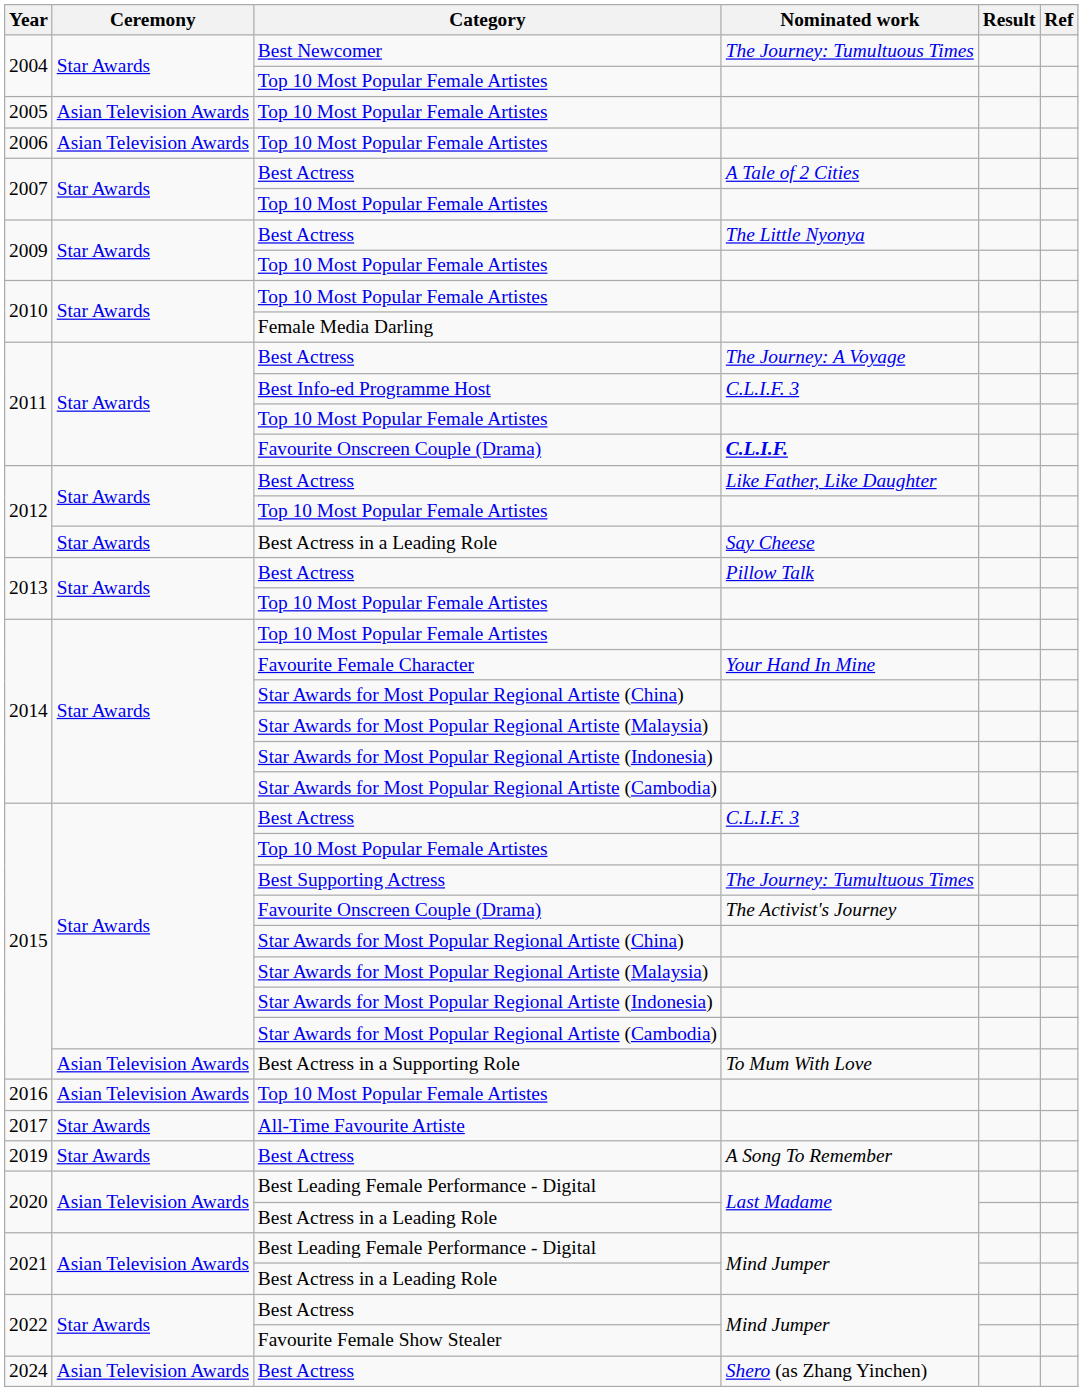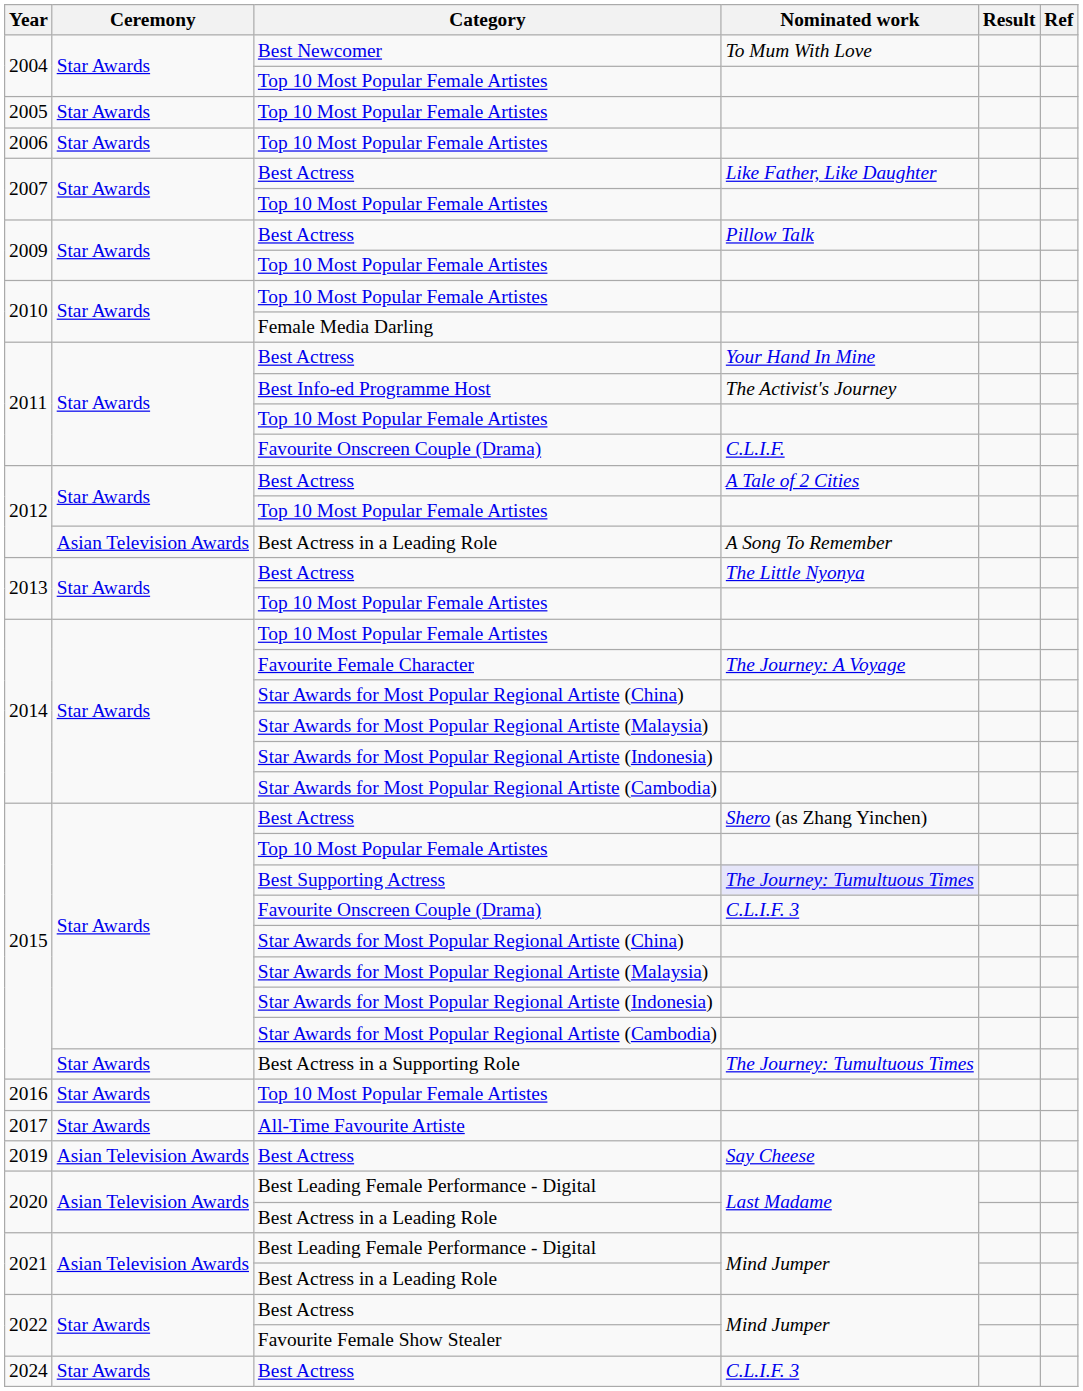(850, 50) The Journey: Tumultuous Times -> (799, 50) To Mum With Love
(153, 111) Asian Television Awards -> (103, 111) Star Awards
(153, 142) Asian Television Awards -> (103, 142) Star Awards
(793, 173) A Tale of 2 Cities -> (831, 173) Like Father, Like Daughter
(795, 234) The Little Nyonya -> (770, 234) Pillow Talk
(816, 357) The Journey: A Voyage -> (801, 357) Your Hand In Mine
(763, 388) C.L.I.F. 3 -> (811, 388) The Activist's Journey
(757, 449) bold -> (755, 449) normal
(831, 480) Like Father, Like Daughter -> (793, 480) A Tale of 2 Cities
(103, 541) Star Awards -> (153, 541) Asian Television Awards
(770, 541) Say Cheese -> (809, 541) A Song To Remember
(770, 572) Pillow Talk -> (795, 572) The Little Nyonya
(801, 664) Your Hand In Mine -> (816, 664) The Journey: A Voyage
(763, 818) C.L.I.F. 3 -> (826, 818) Shero (as Zhang Yinchen)
(850, 879) no background -> (850, 879) lavender background
(811, 910) The Activist's Journey -> (763, 910) C.L.I.F. 3
(153, 1063) Asian Television Awards -> (103, 1063) Star Awards
(799, 1063) To Mum With Love -> (850, 1063) The Journey: Tumultuous Times
(153, 1094) Asian Television Awards -> (103, 1094) Star Awards
(103, 1155) Star Awards -> (153, 1155) Asian Television Awards
(809, 1155) A Song To Remember -> (770, 1155) Say Cheese
(153, 1370) Asian Television Awards -> (103, 1370) Star Awards
(826, 1370) Shero (as Zhang Yinchen) -> (763, 1370) C.L.I.F. 3
